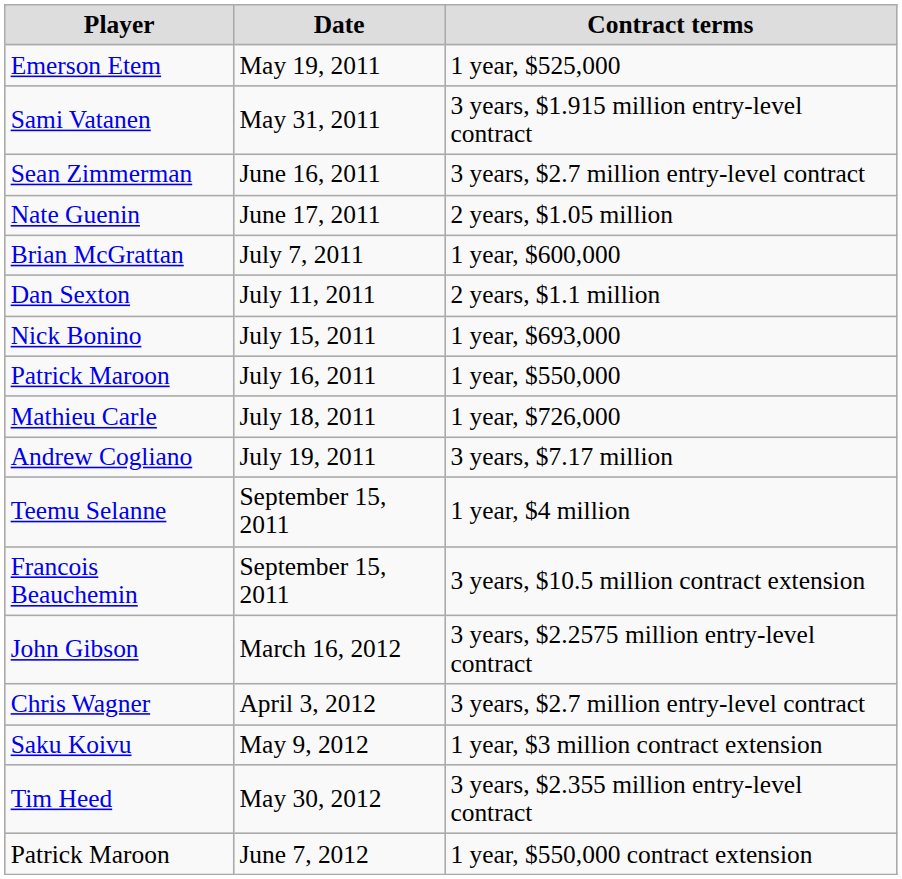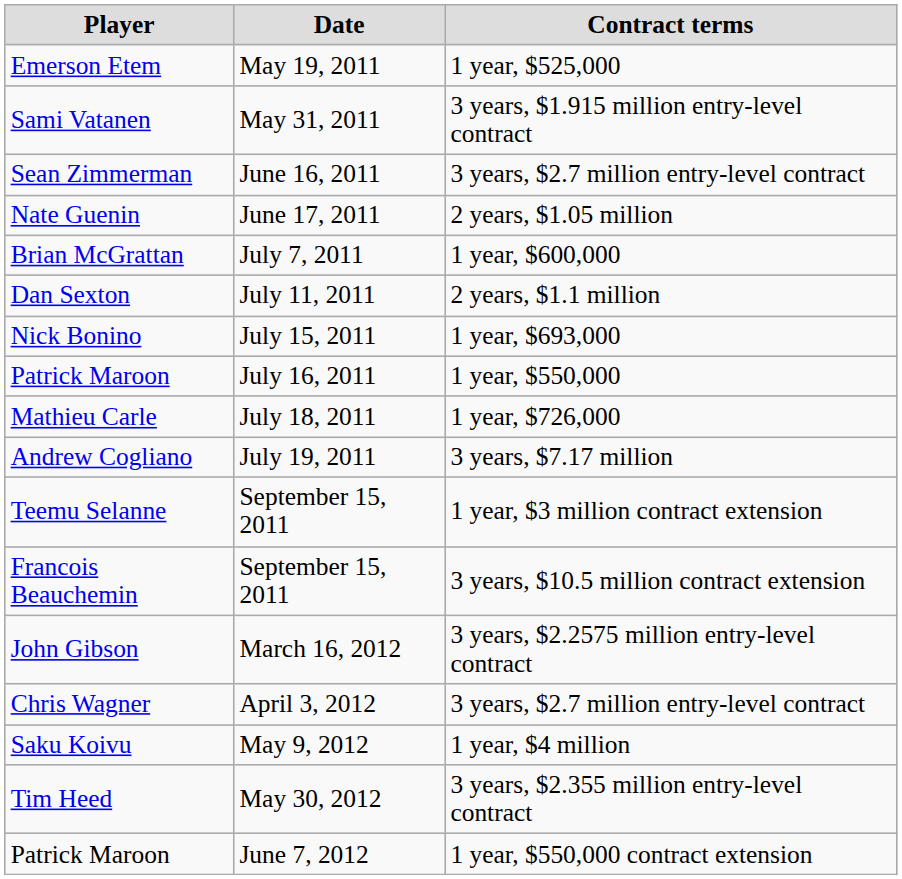(540, 511) 1 year, $4 million -> (636, 511) 1 year, $3 million contract extension
(636, 744) 1 year, $3 million contract extension -> (540, 744) 1 year, $4 million
